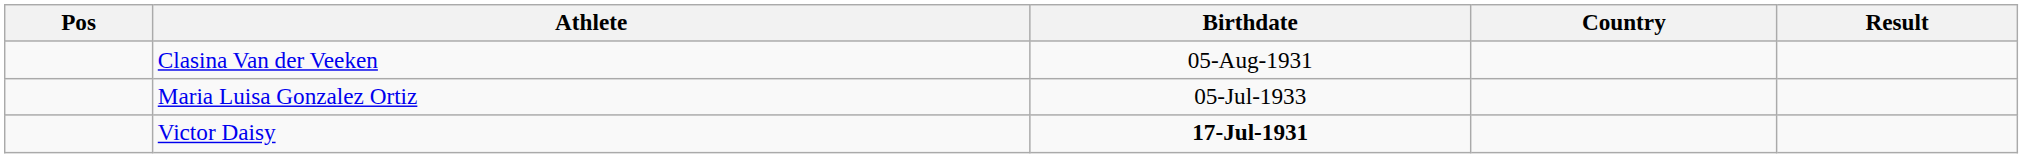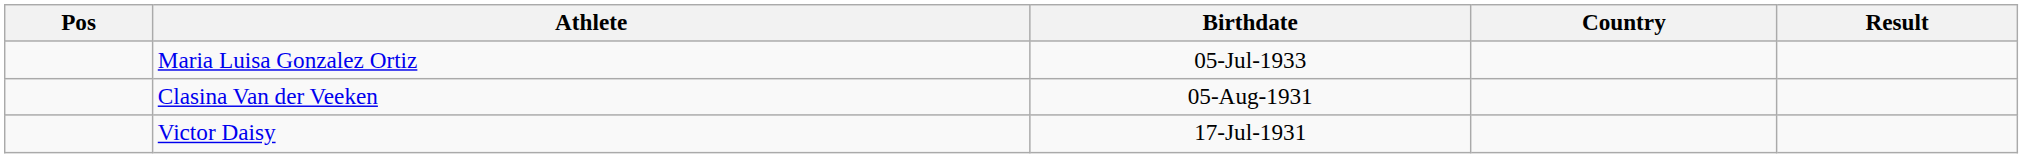rows swapped: (288, 96) <-> (268, 59)
(1250, 133) bold -> (1250, 133) normal
